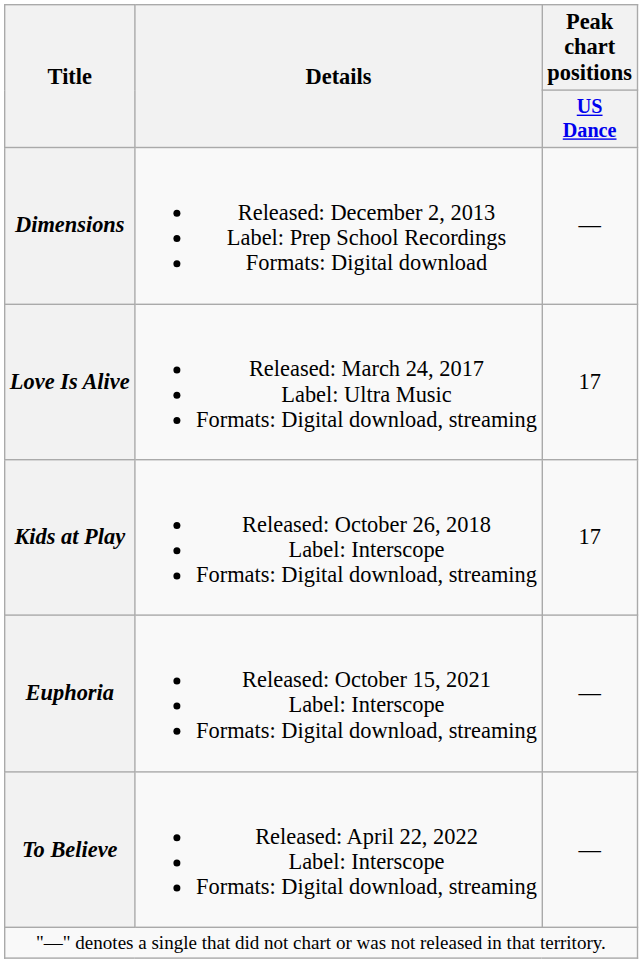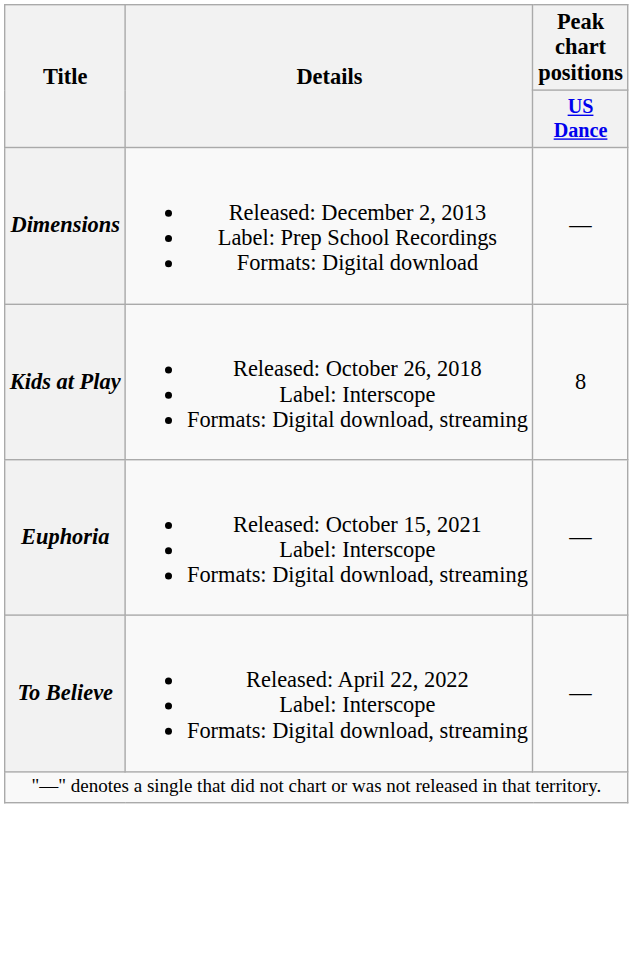- row: (70, 381)
(590, 537) 17 -> (581, 381) 8
